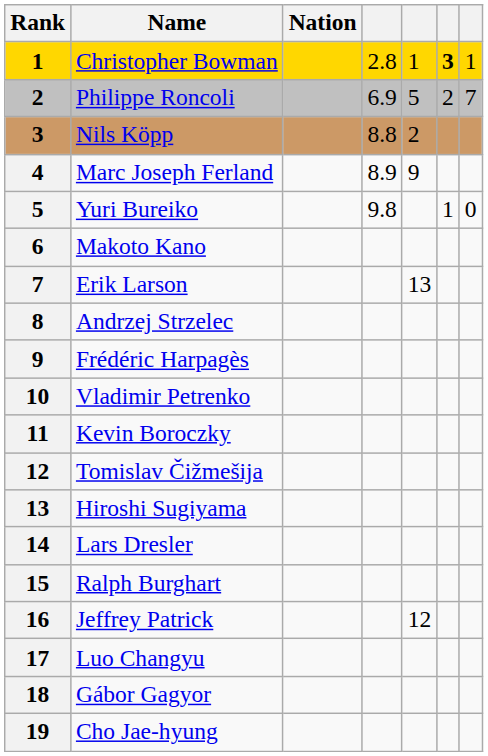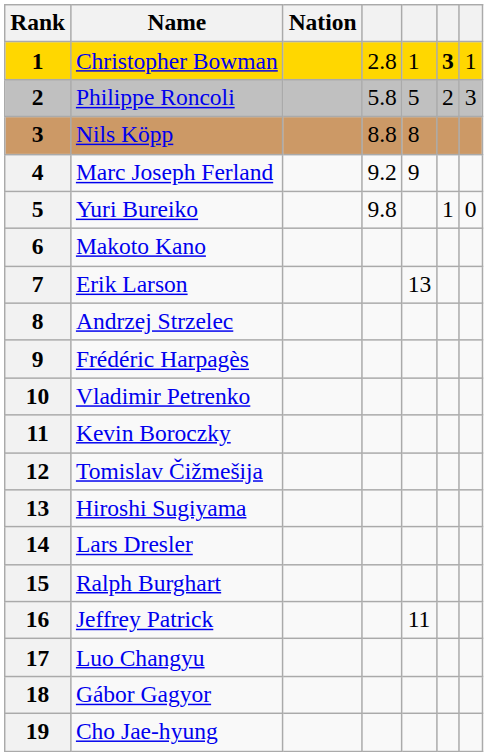(382, 97) 6.9 -> (382, 97) 5.8
(471, 97) 7 -> (471, 97) 3
(414, 135) 2 -> (414, 135) 8
(382, 172) 8.9 -> (382, 172) 9.2
(419, 619) 12 -> (419, 619) 11
